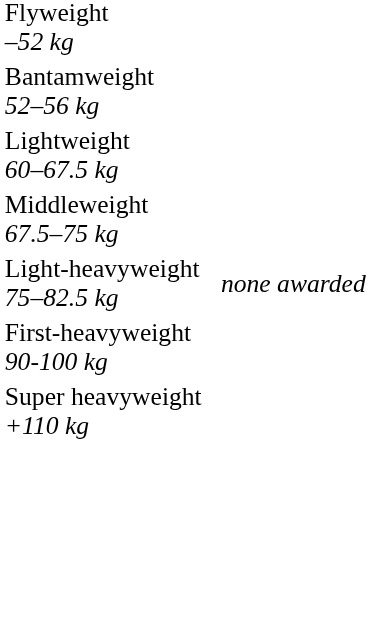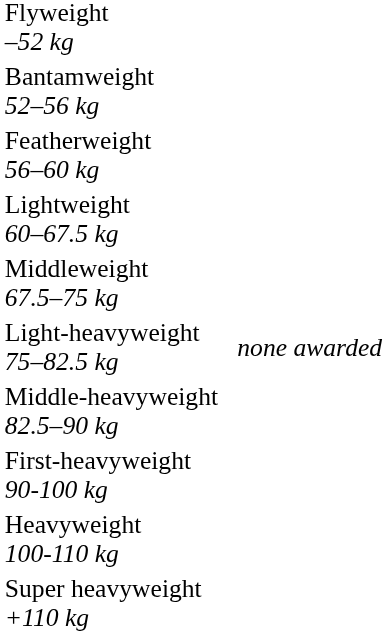+ row: (78, 155)
+ row: (111, 411)
+ row: (73, 539)
